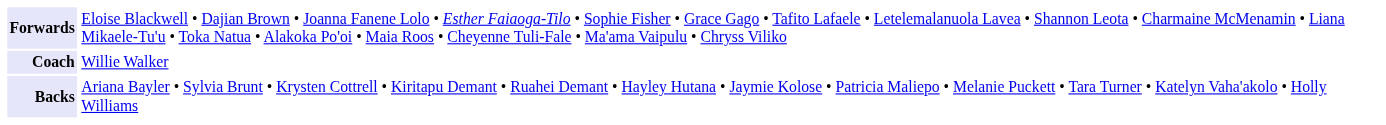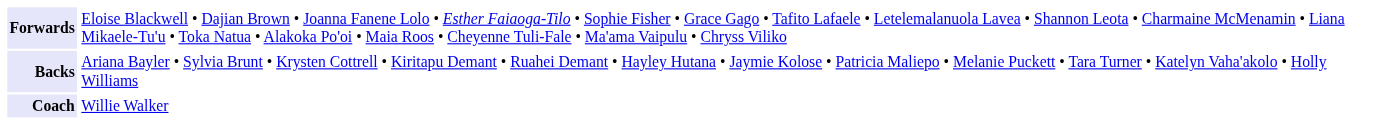rows swapped: (55, 96) <-> (53, 62)
